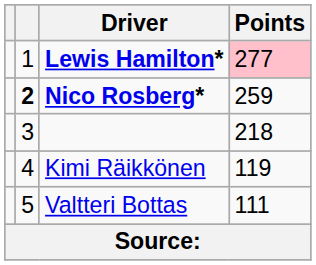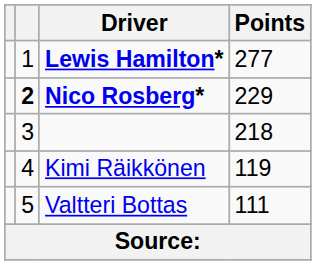(254, 59) pink background -> (254, 59) no background
(254, 96) 259 -> (254, 96) 229
